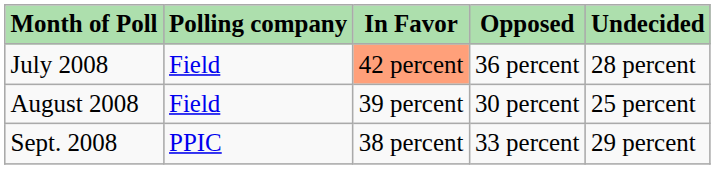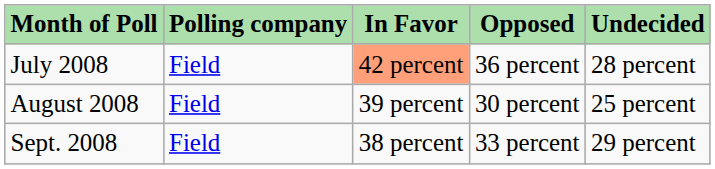(195, 143) PPIC -> (195, 143) Field
